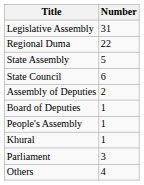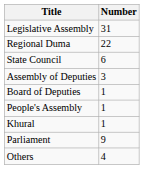- row: (38, 60)
(103, 92) 2 -> (103, 76) 3
(103, 156) 3 -> (103, 140) 9
